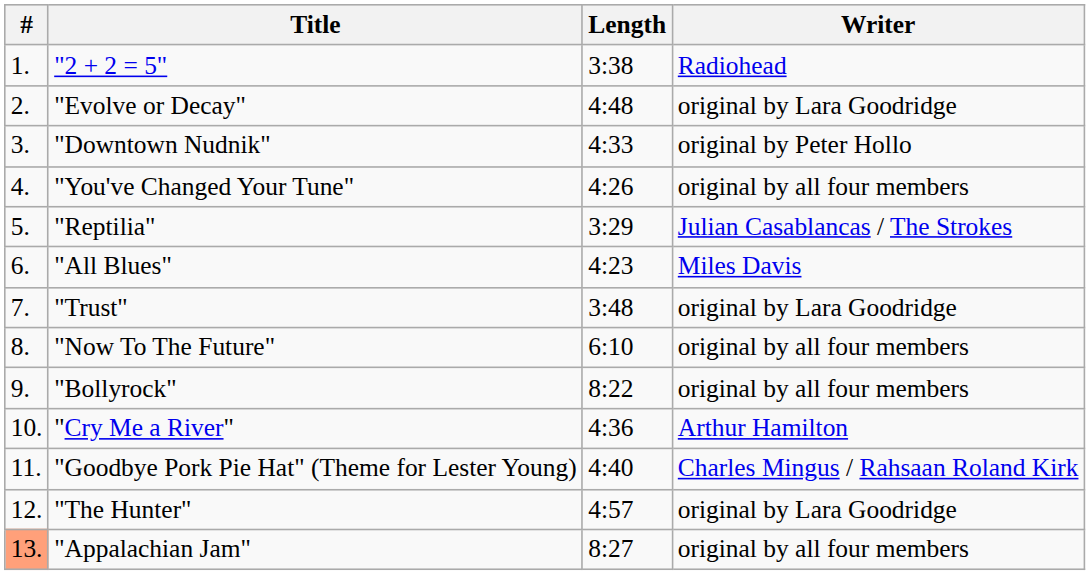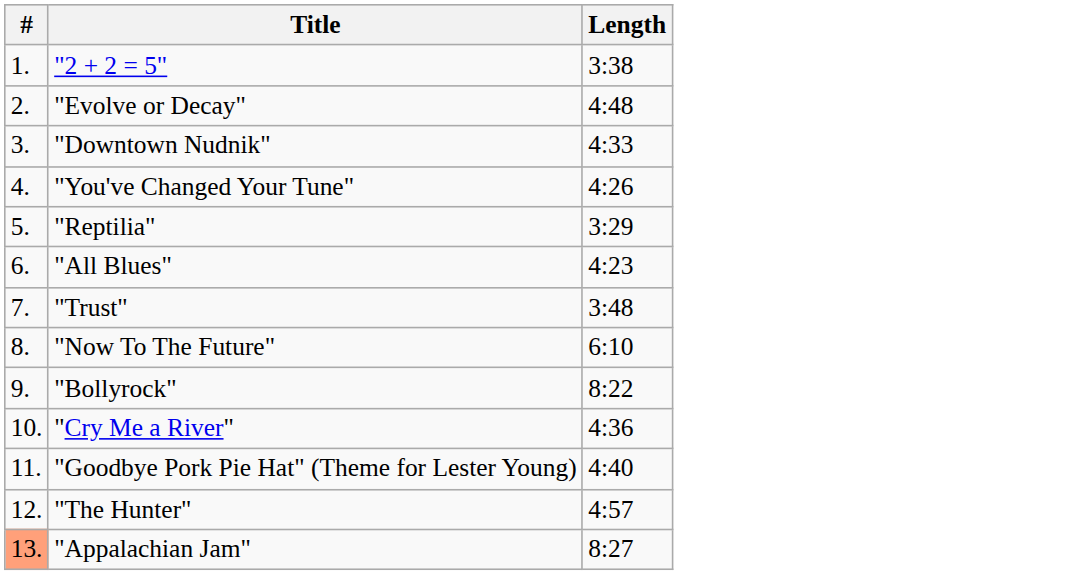- column: (878, 24)
